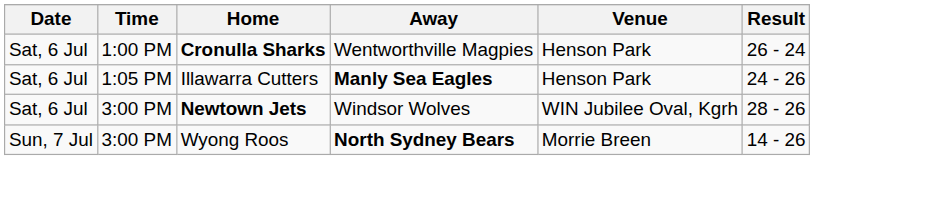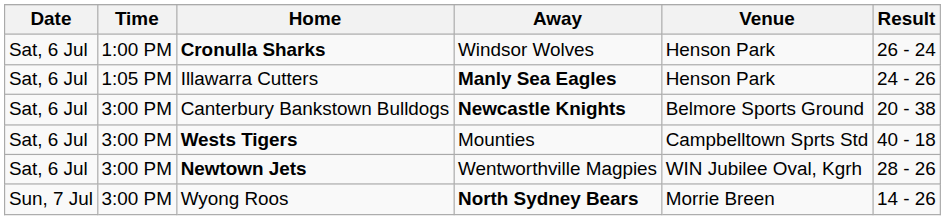(434, 49) Wentworthville Magpies -> (526, 49) Windsor Wolves
+ row: (315, 109)
+ row: (239, 139)
(402, 109) Windsor Wolves -> (558, 169) Wentworthville Magpies
